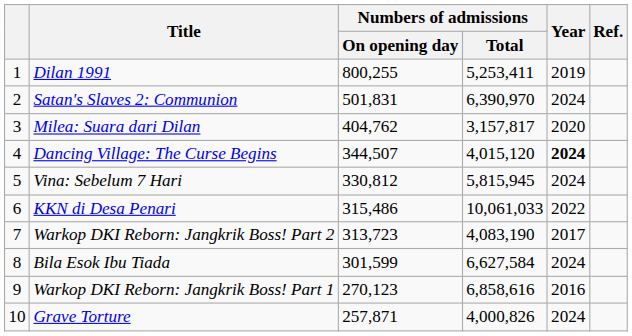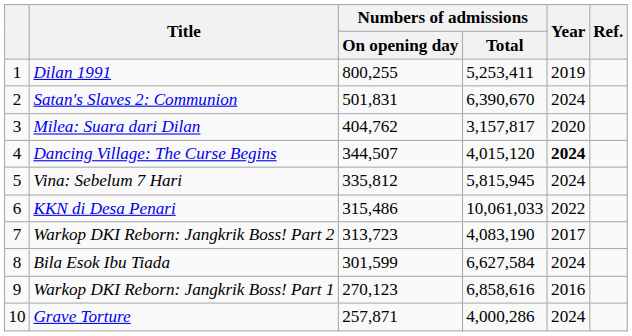(500, 99) 6,390,970 -> (500, 99) 6,390,670
(370, 180) 330,812 -> (370, 180) 335,812
(500, 316) 4,000,826 -> (500, 316) 4,000,286
